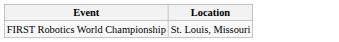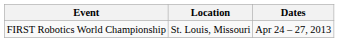+ column: (293, 12)
